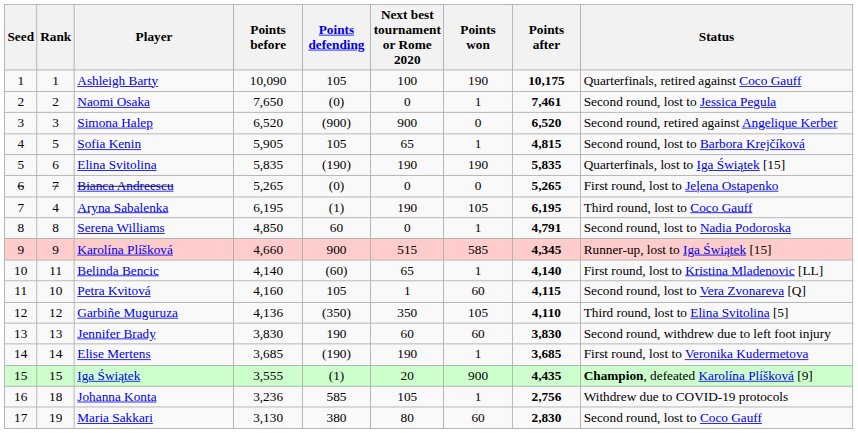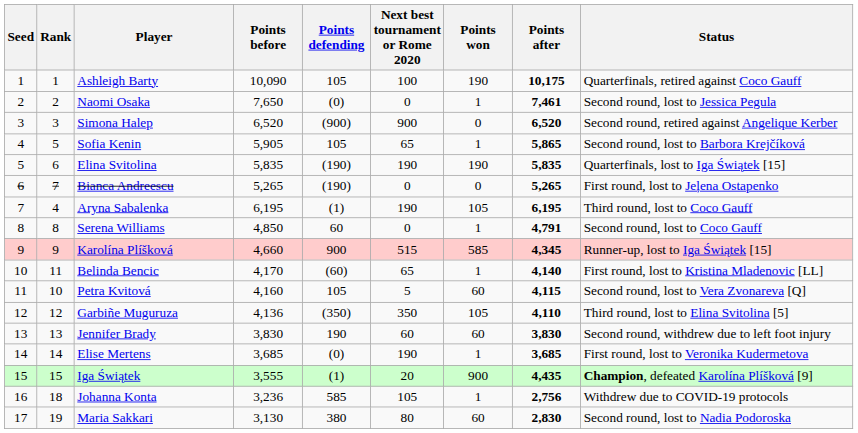(546, 144) 4,815 -> (546, 144) 5,865
(336, 186) (0) -> (336, 186) (190)
(687, 228) Second round, lost to Nadia Podoroska -> (673, 228) Second round, lost to Coco Gauff
(268, 270) 4,140 -> (268, 270) 4,170
(407, 291) 1 -> (407, 291) 5
(336, 354) (190) -> (336, 354) (0)
(673, 417) Second round, lost to Coco Gauff -> (687, 417) Second round, lost to Nadia Podoroska
